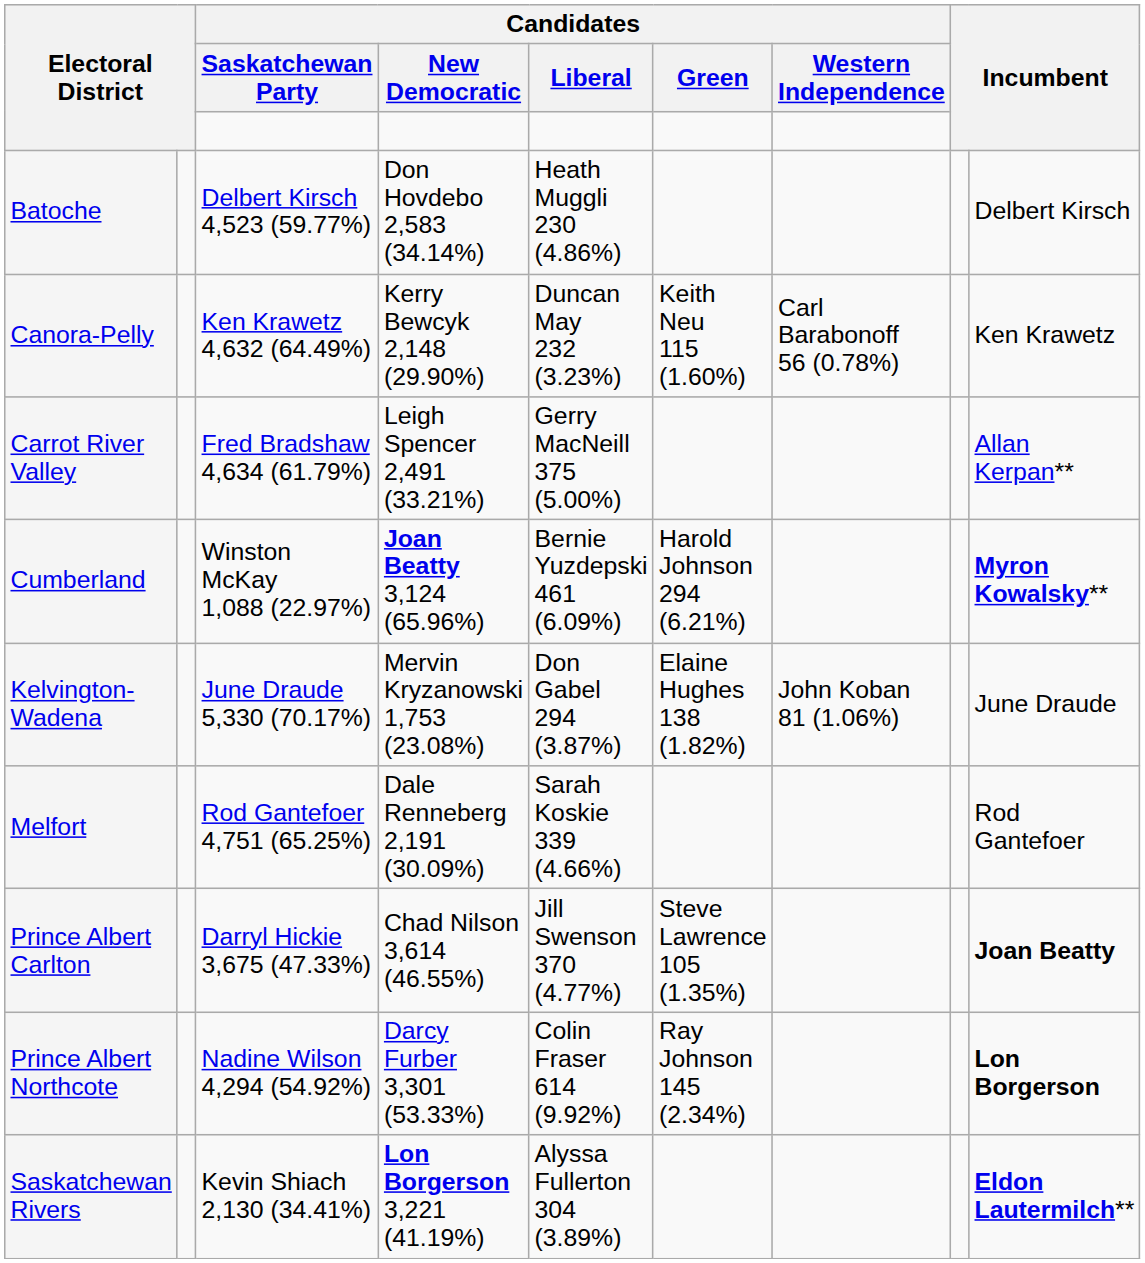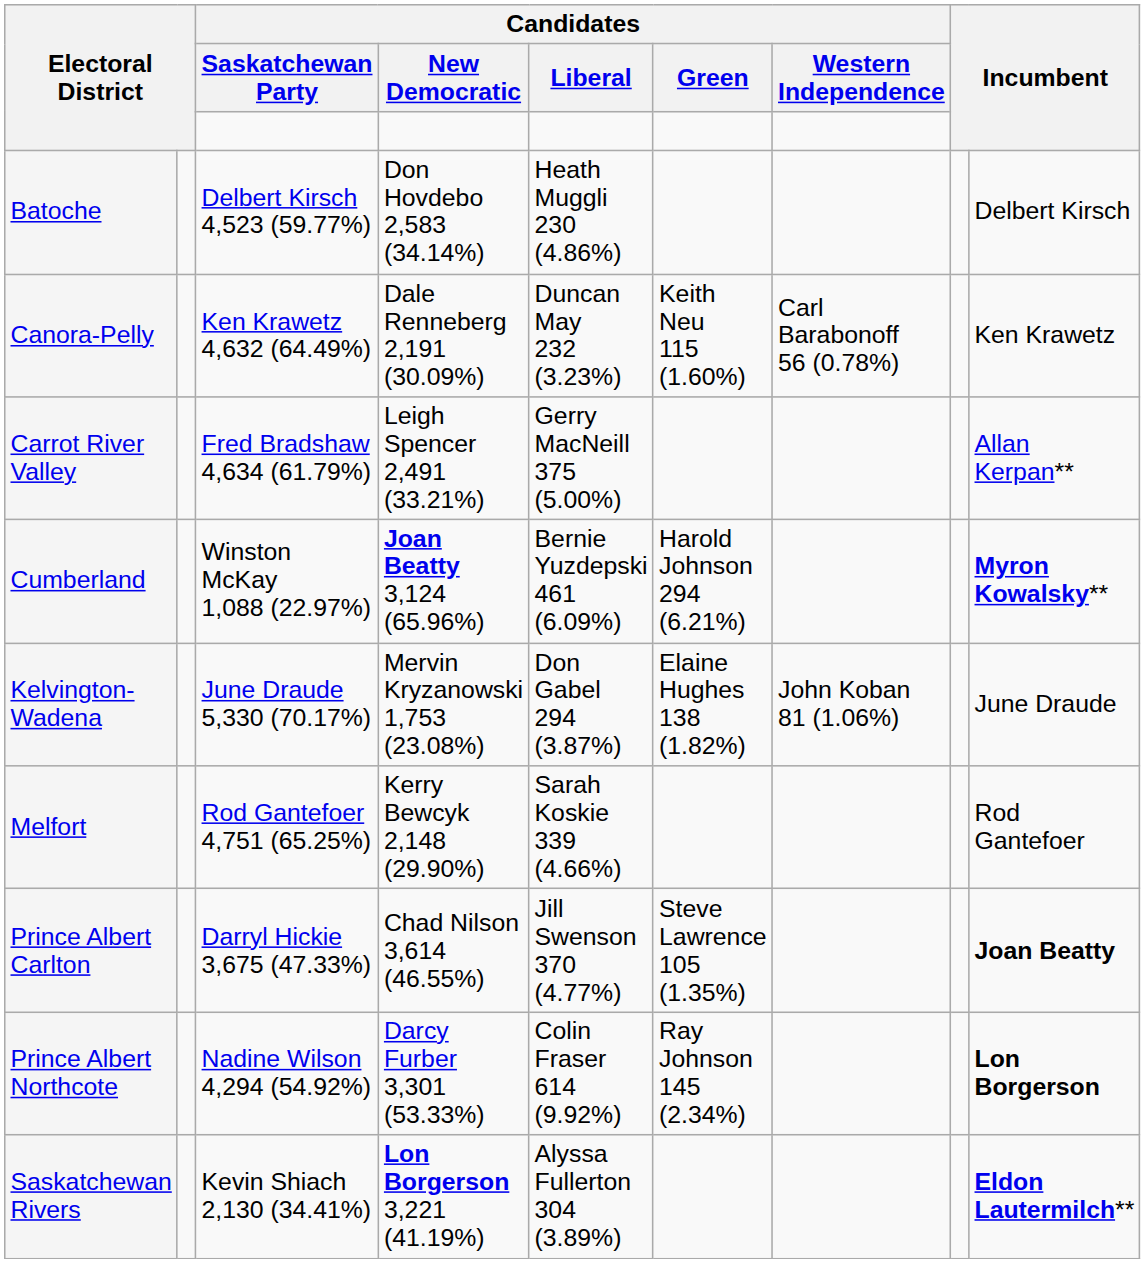(434, 334) Kerry Bewcyk 2,148 (29.90%) -> (445, 334) Dale Renneberg 2,191 (30.09%)
(445, 827) Dale Renneberg 2,191 (30.09%) -> (434, 827) Kerry Bewcyk 2,148 (29.90%)
